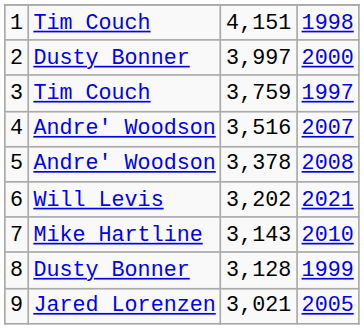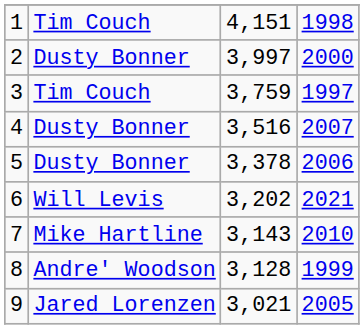(125, 129) Andre' Woodson -> (112, 129) Dusty Bonner
(125, 164) Andre' Woodson -> (112, 164) Dusty Bonner
(328, 164) 2008 -> (328, 164) 2006
(112, 270) Dusty Bonner -> (125, 270) Andre' Woodson
